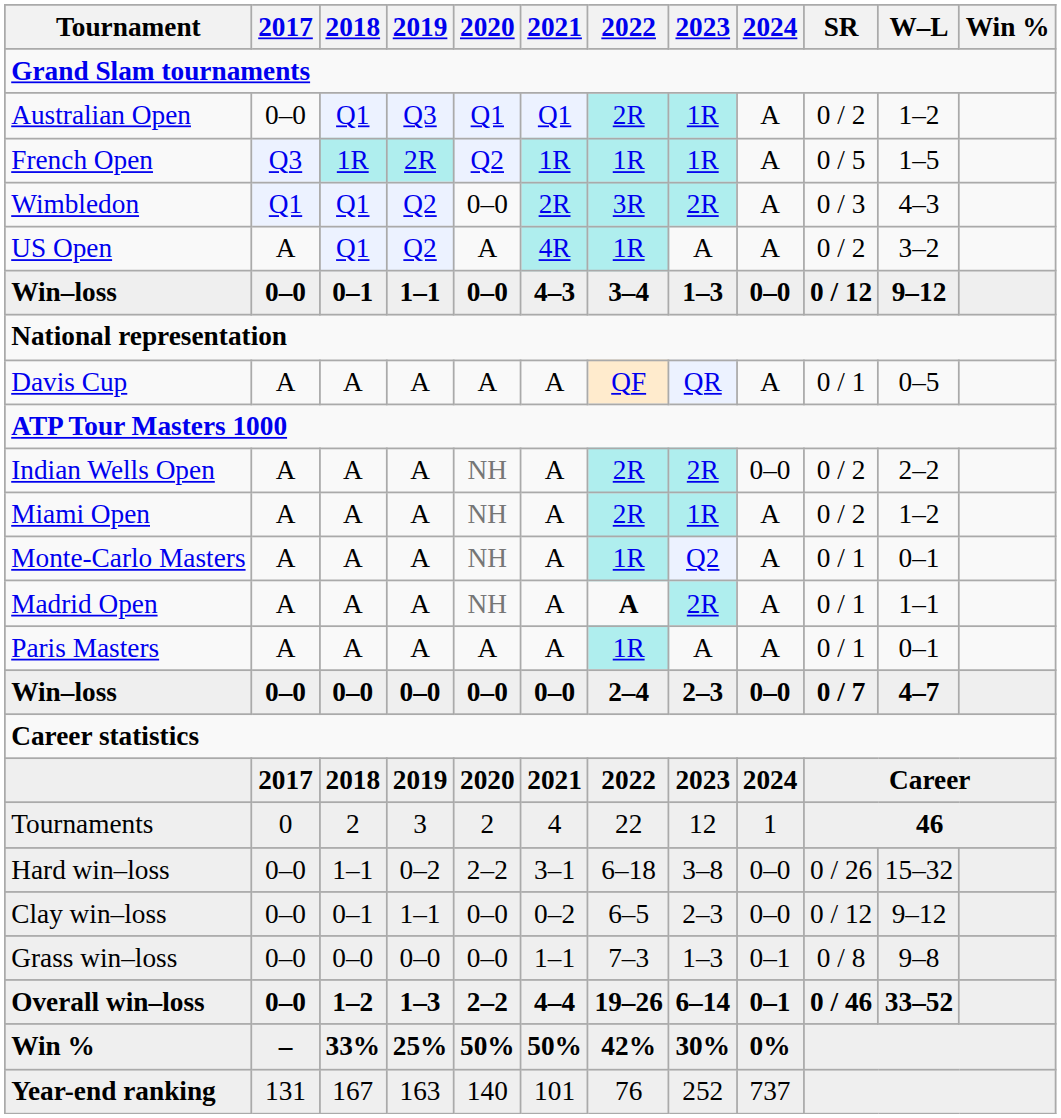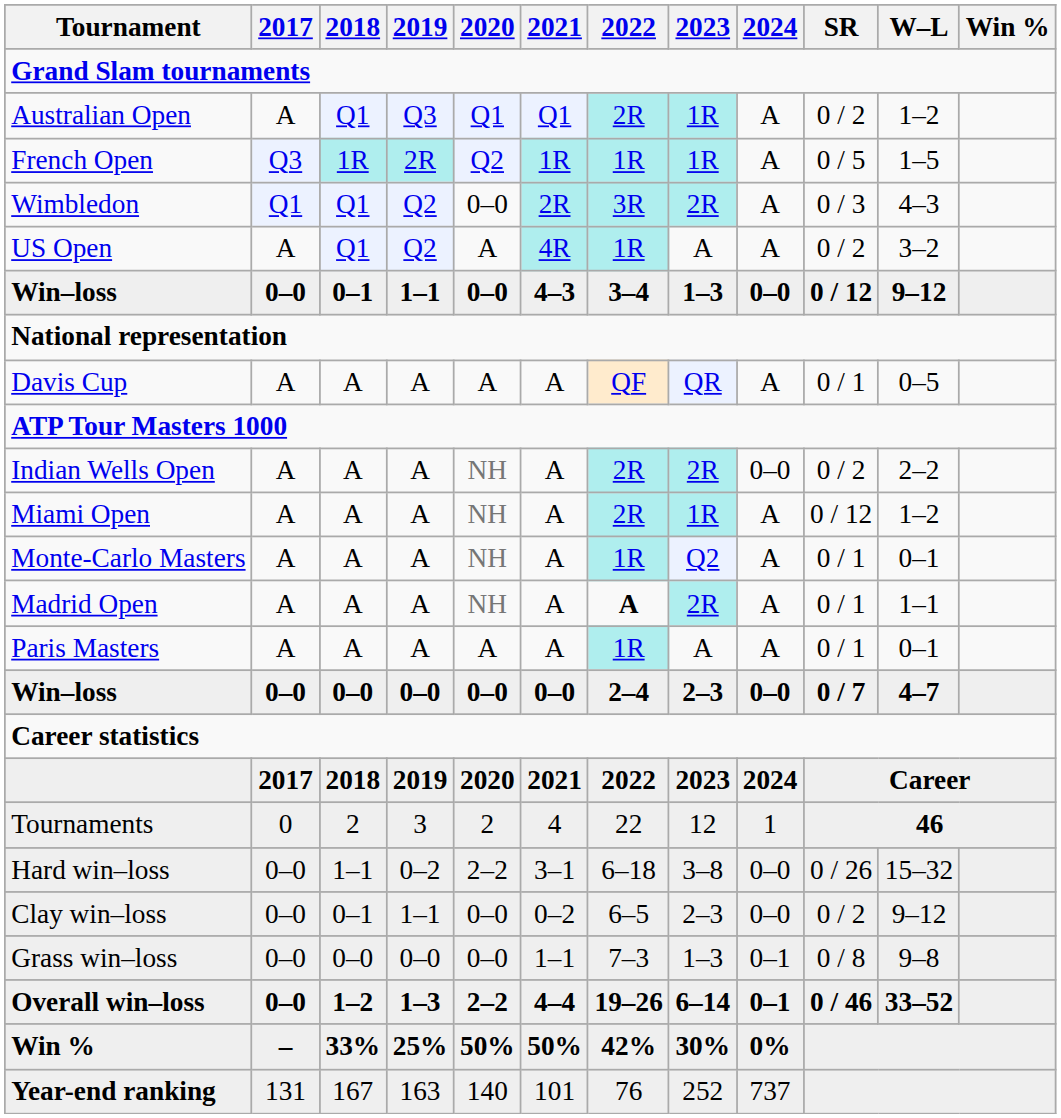(286, 114) 0–0 -> (286, 114) A
(841, 513) 0 / 2 -> (841, 513) 0 / 12
(841, 912) 0 / 12 -> (841, 912) 0 / 2
